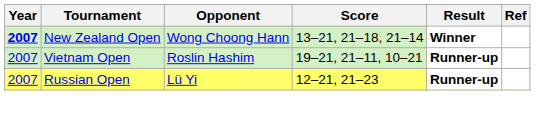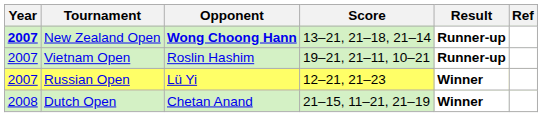(228, 37) normal -> (232, 37) bold
(453, 37) Winner -> (471, 37) Runner-up
(464, 80) Runner-up -> (460, 80) Winner
+ row: (80, 101)
